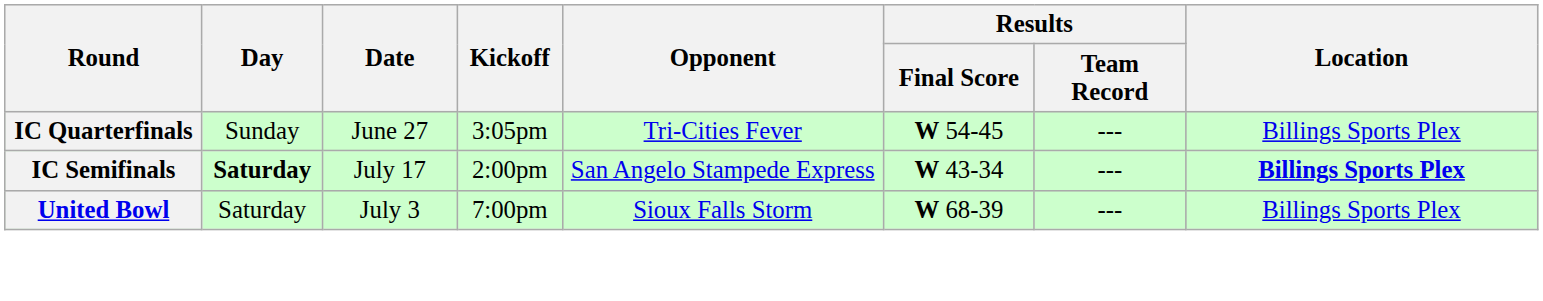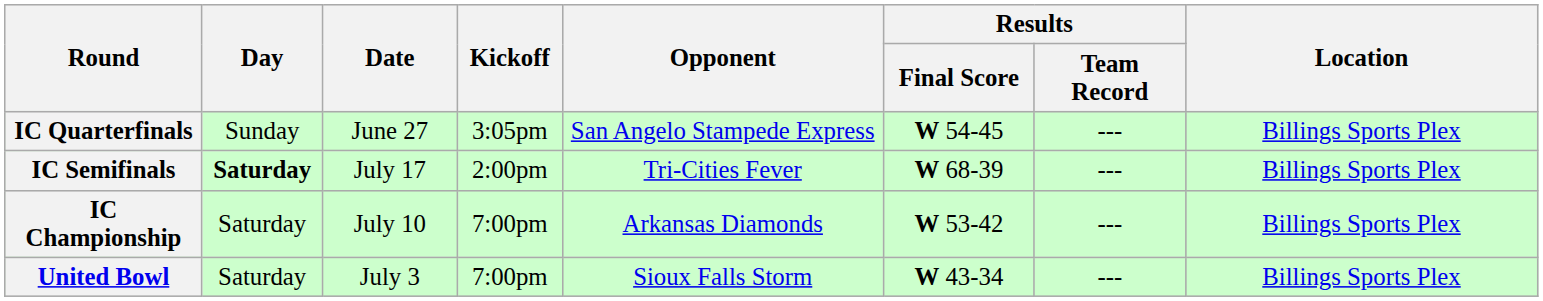(723, 130) Tri-Cities Fever -> (723, 130) San Angelo Stampede Express
(723, 170) San Angelo Stampede Express -> (723, 170) Tri-Cities Fever
(959, 170) W 43-34 -> (959, 170) W 68-39
(1361, 170) bold -> (1362, 170) normal
+ row: (103, 223)
(959, 209) W 68-39 -> (959, 276) W 43-34
